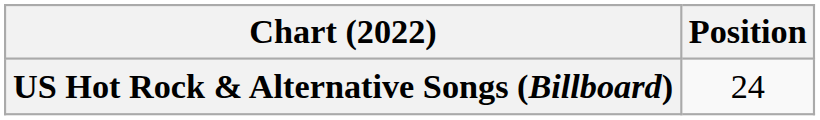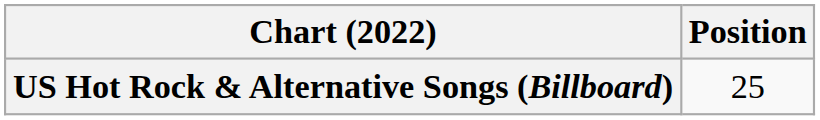(748, 85) 24 -> (748, 85) 25
